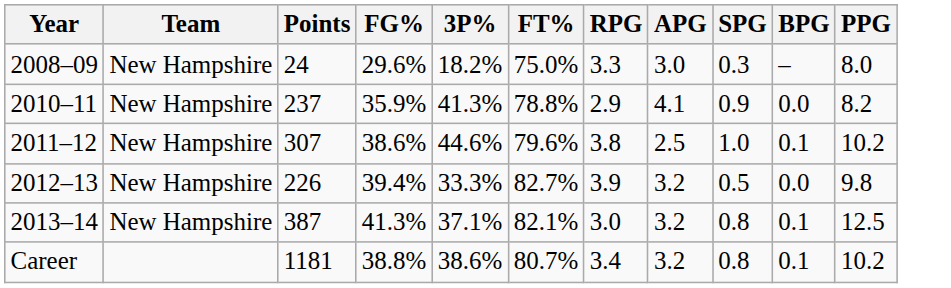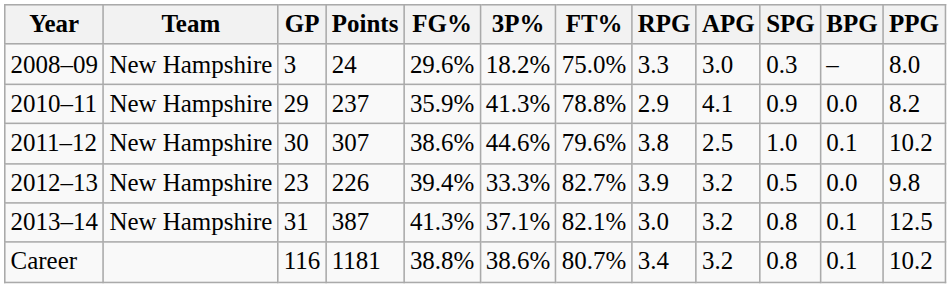+ column: (302, 24)
